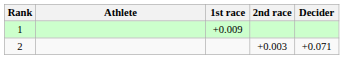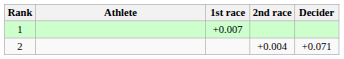(228, 29) +0.009 -> (228, 29) +0.007
(272, 46) +0.003 -> (272, 46) +0.004
